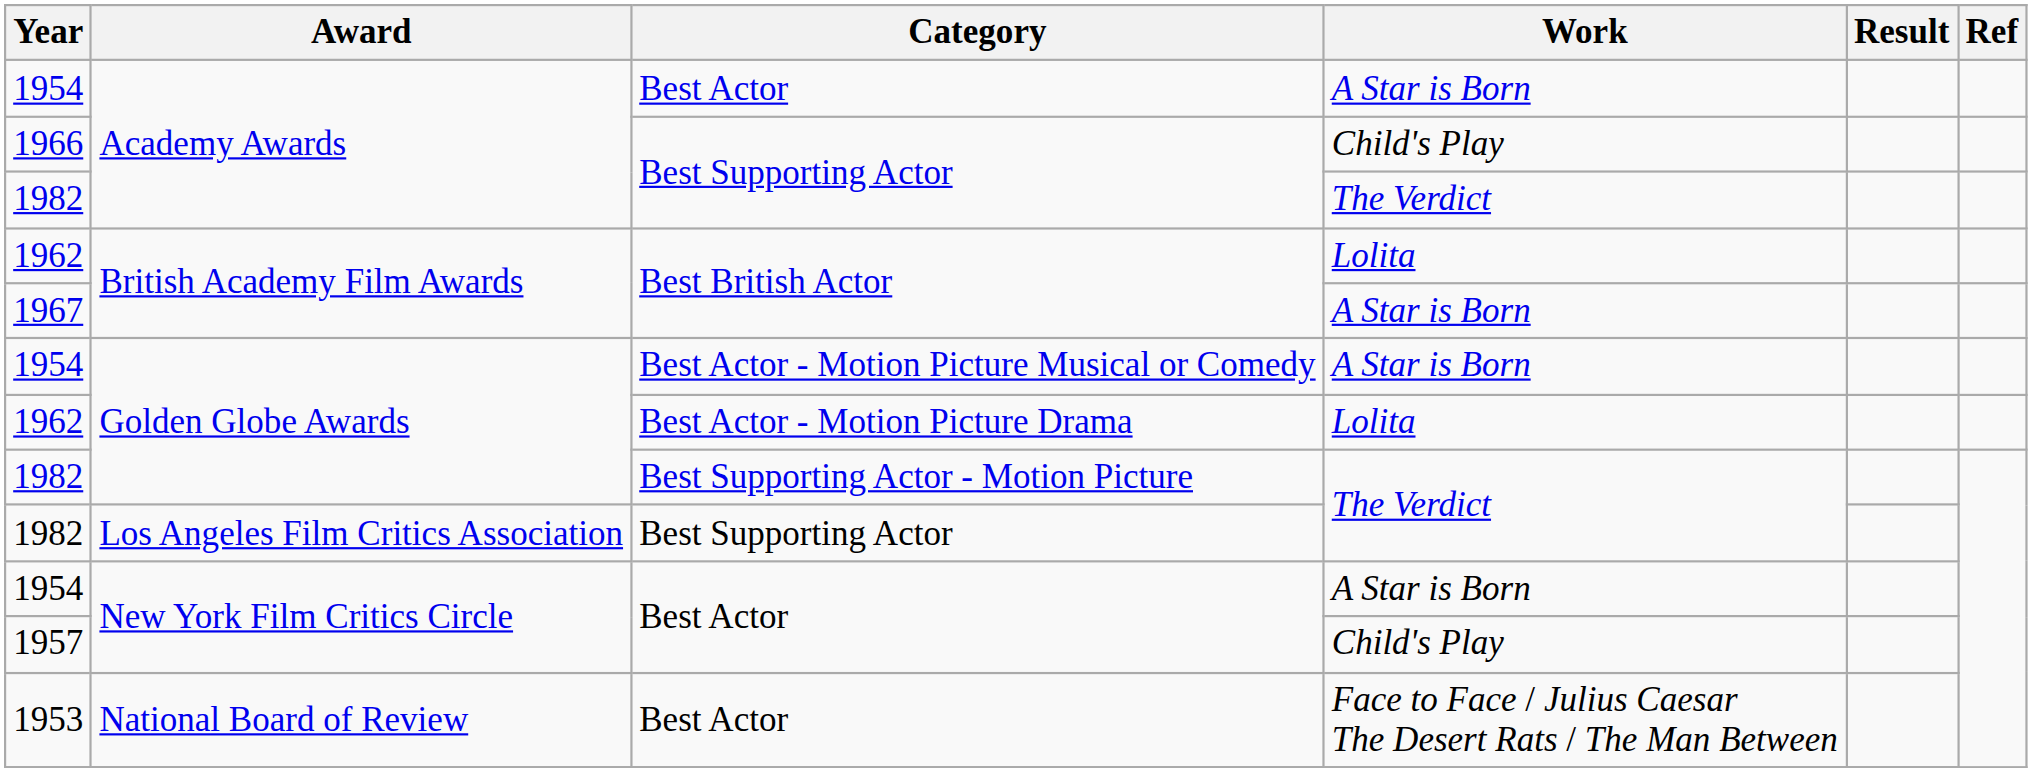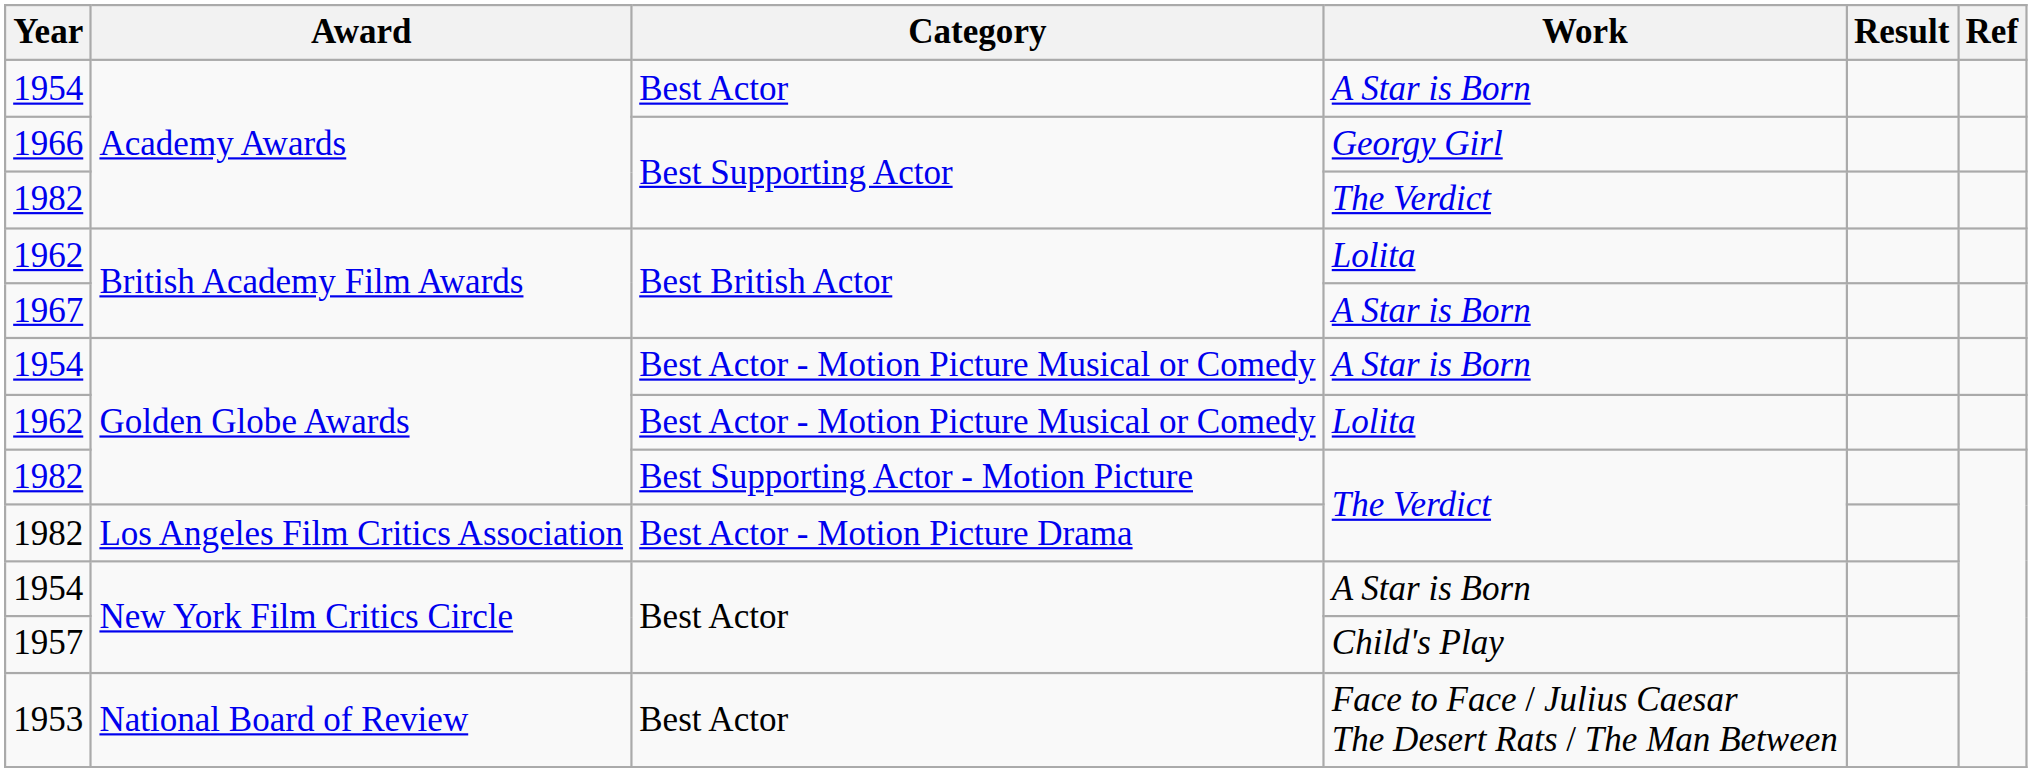(1418, 143) Child's Play -> (1417, 143) Georgy Girl
(886, 421) Best Actor - Motion Picture Drama -> (977, 421) Best Actor - Motion Picture Musical or Comedy
(796, 532) Best Supporting Actor -> (886, 532) Best Actor - Motion Picture Drama
